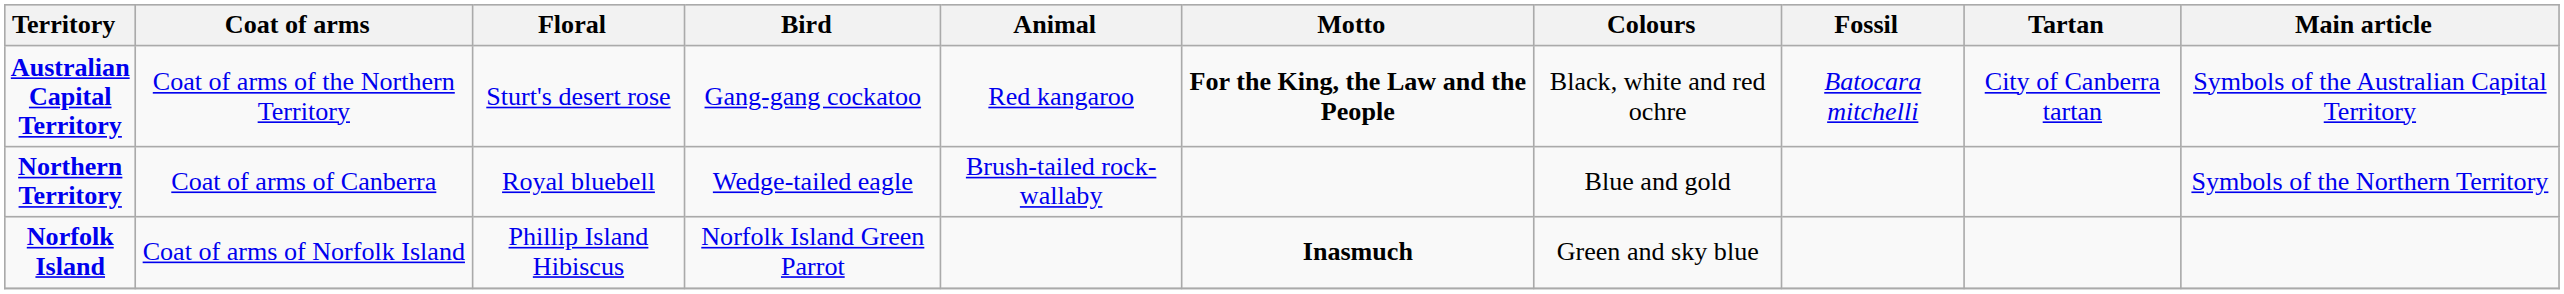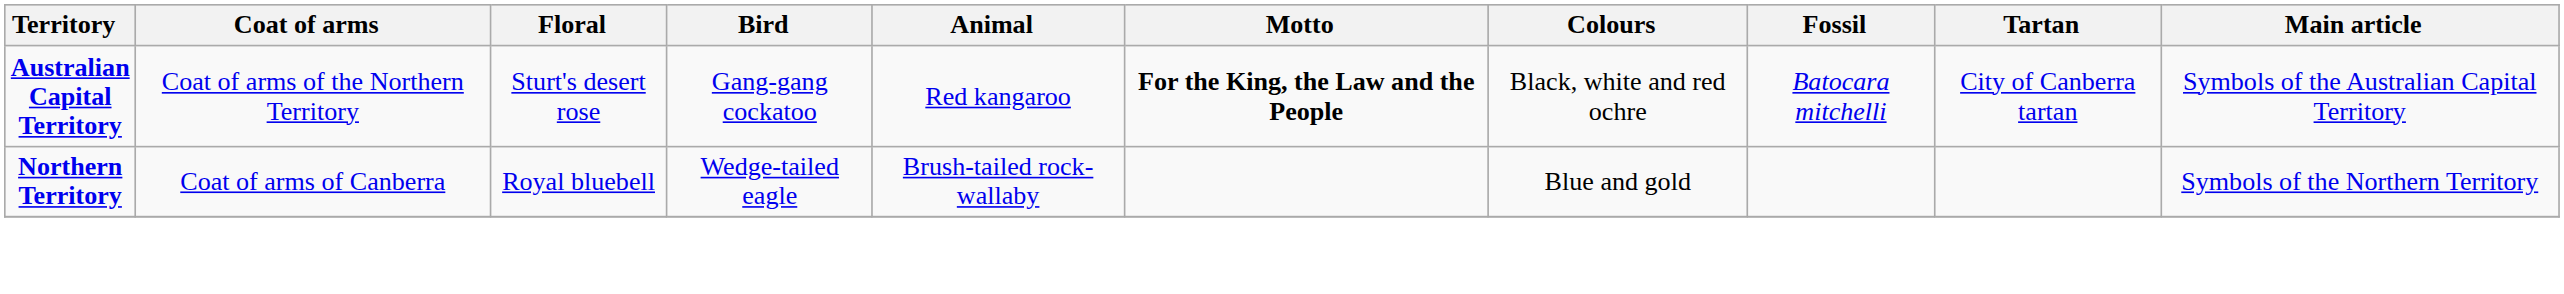- row: (70, 251)
